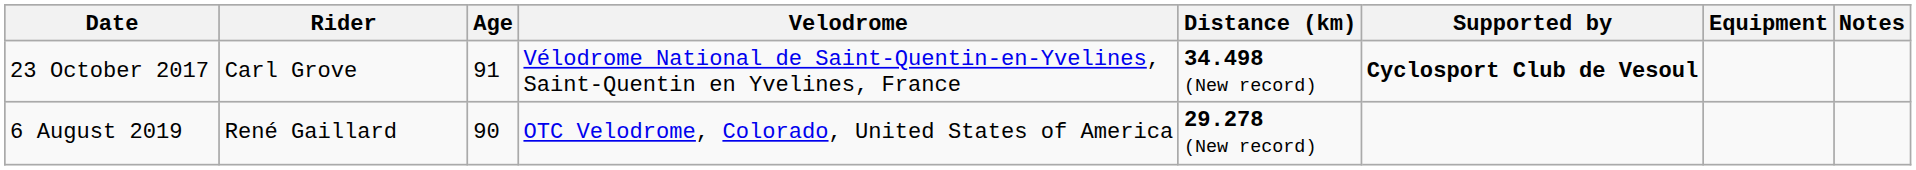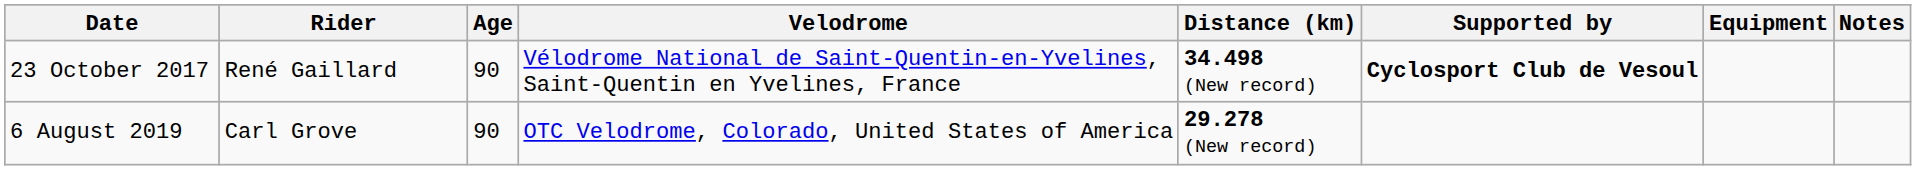(291, 72) Carl Grove -> (311, 72) René Gaillard
(486, 72) 91 -> (486, 72) 90
(311, 133) René Gaillard -> (291, 133) Carl Grove
